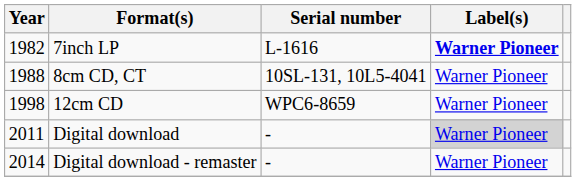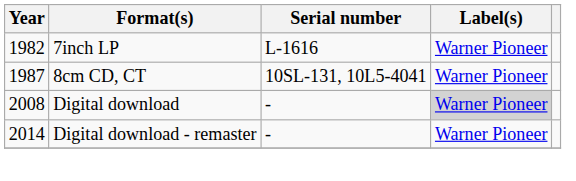(497, 47) bold -> (491, 47) normal
(27, 76) 1988 -> (27, 76) 1987
- row: (88, 104)
(26, 133) 2011 -> (27, 104) 2008
